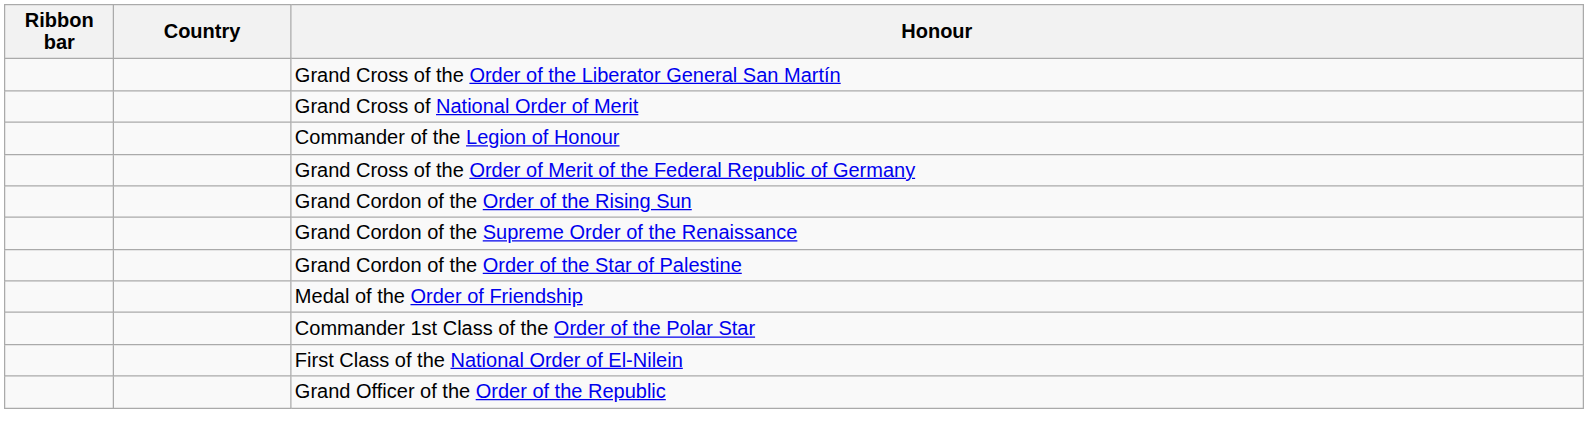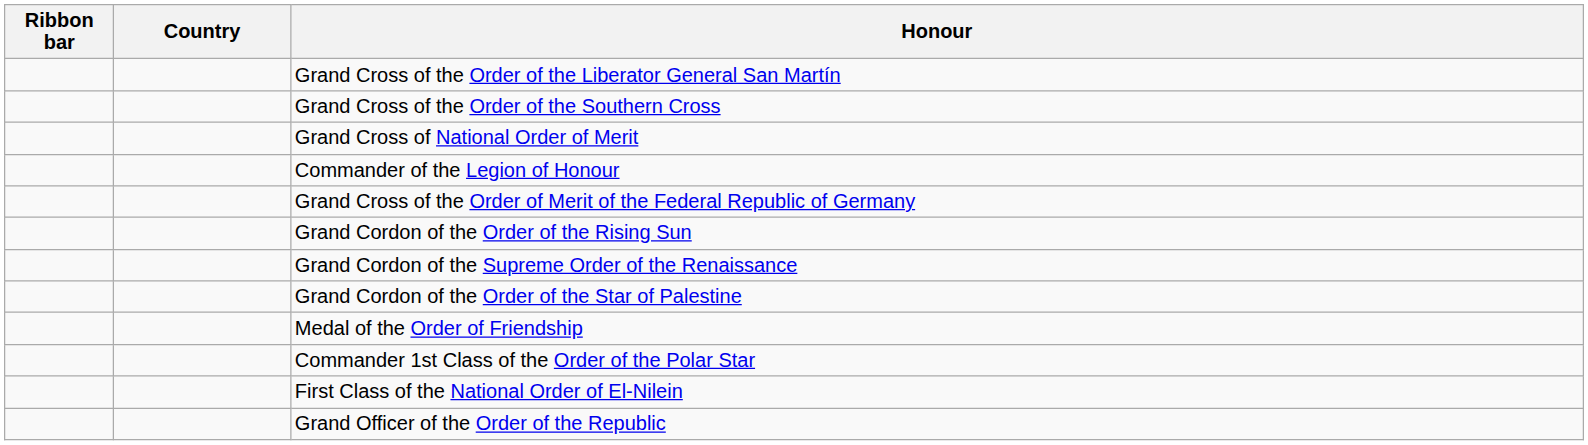+ row: (508, 106)
